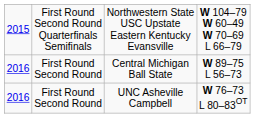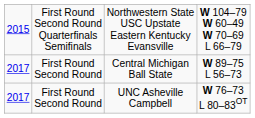(18, 69) 2016 -> (18, 69) 2017
(18, 98) 2016 -> (18, 98) 2017
